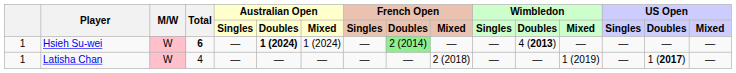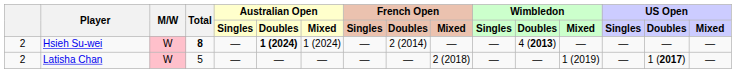(22, 44) 1 -> (22, 44) 2
(200, 44) 6 -> (200, 44) 8
(408, 44) lightgreen background -> (408, 44) no background
(22, 60) 1 -> (22, 60) 2
(200, 60) 4 -> (200, 60) 5
